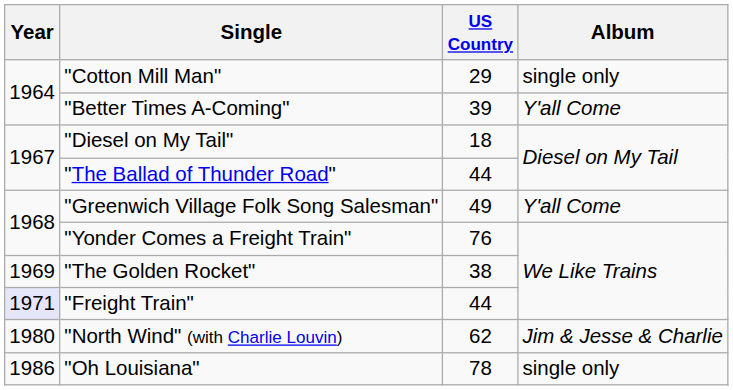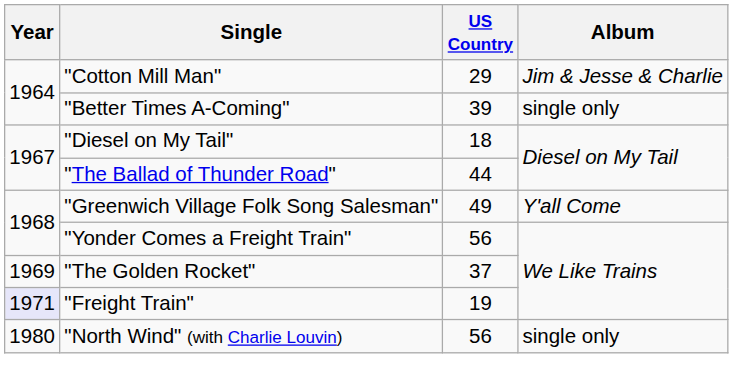(571, 76) single only -> (623, 76) Jim & Jesse & Charlie
(572, 108) Y'all Come -> (571, 108) single only
(480, 238) 76 -> (480, 238) 56
(480, 271) 38 -> (480, 271) 37
(480, 303) 44 -> (480, 303) 19
(480, 336) 62 -> (480, 336) 56
(623, 336) Jim & Jesse & Charlie -> (571, 336) single only
- row: (132, 368)
